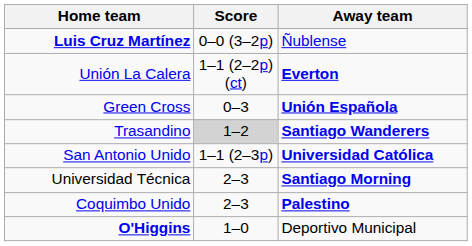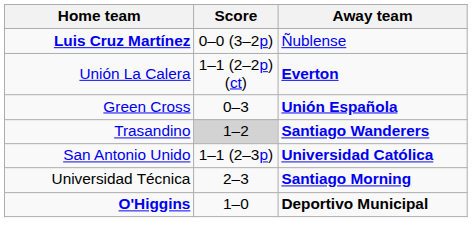- row: (133, 204)
(349, 228) normal -> (355, 204) bold
